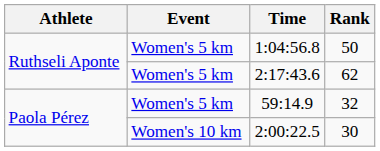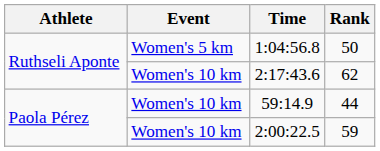(182, 75) Women's 5 km -> (186, 75) Women's 10 km
(182, 103) Women's 5 km -> (186, 103) Women's 10 km
(350, 103) 32 -> (350, 103) 44
(350, 132) 30 -> (350, 132) 59
